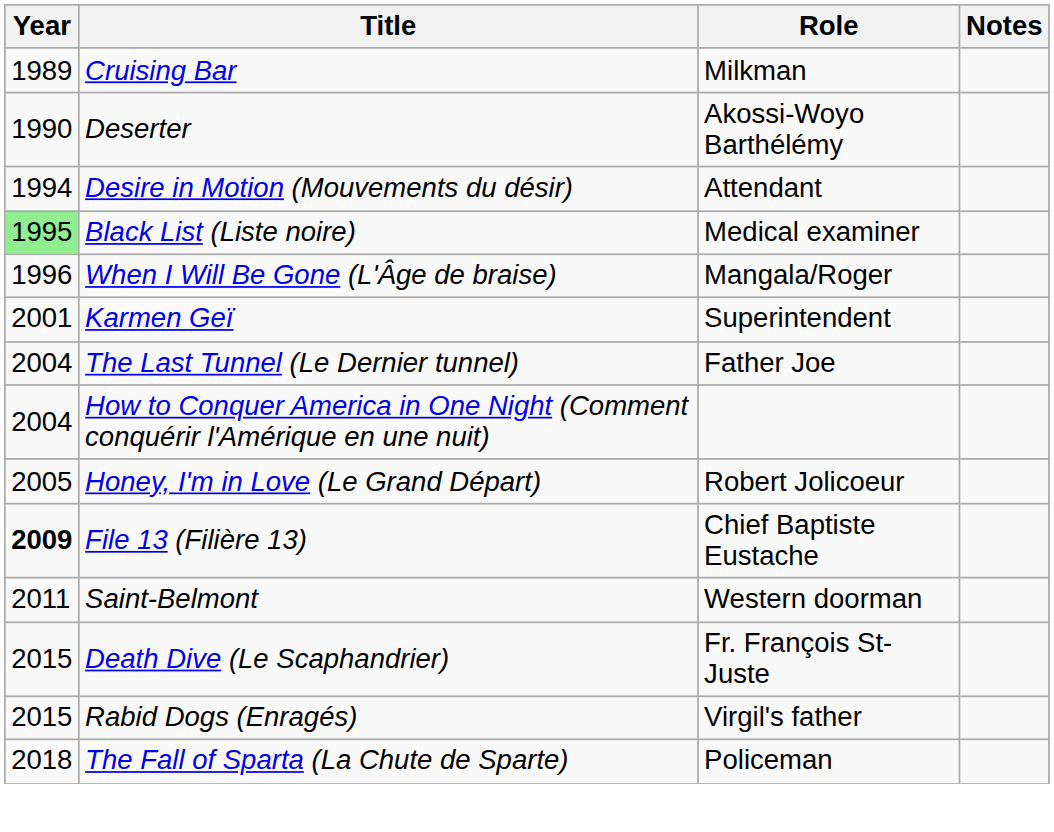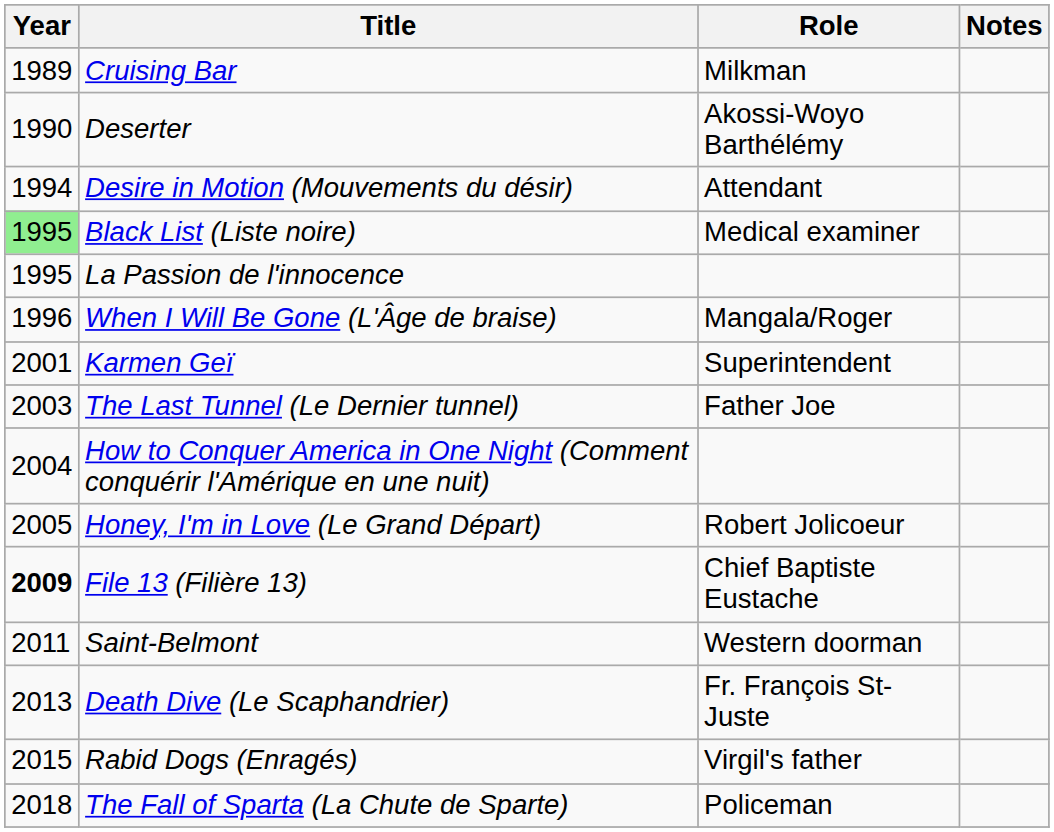+ row: (245, 275)
(42, 362) 2004 -> (42, 406) 2003
(42, 658) 2015 -> (42, 702) 2013
